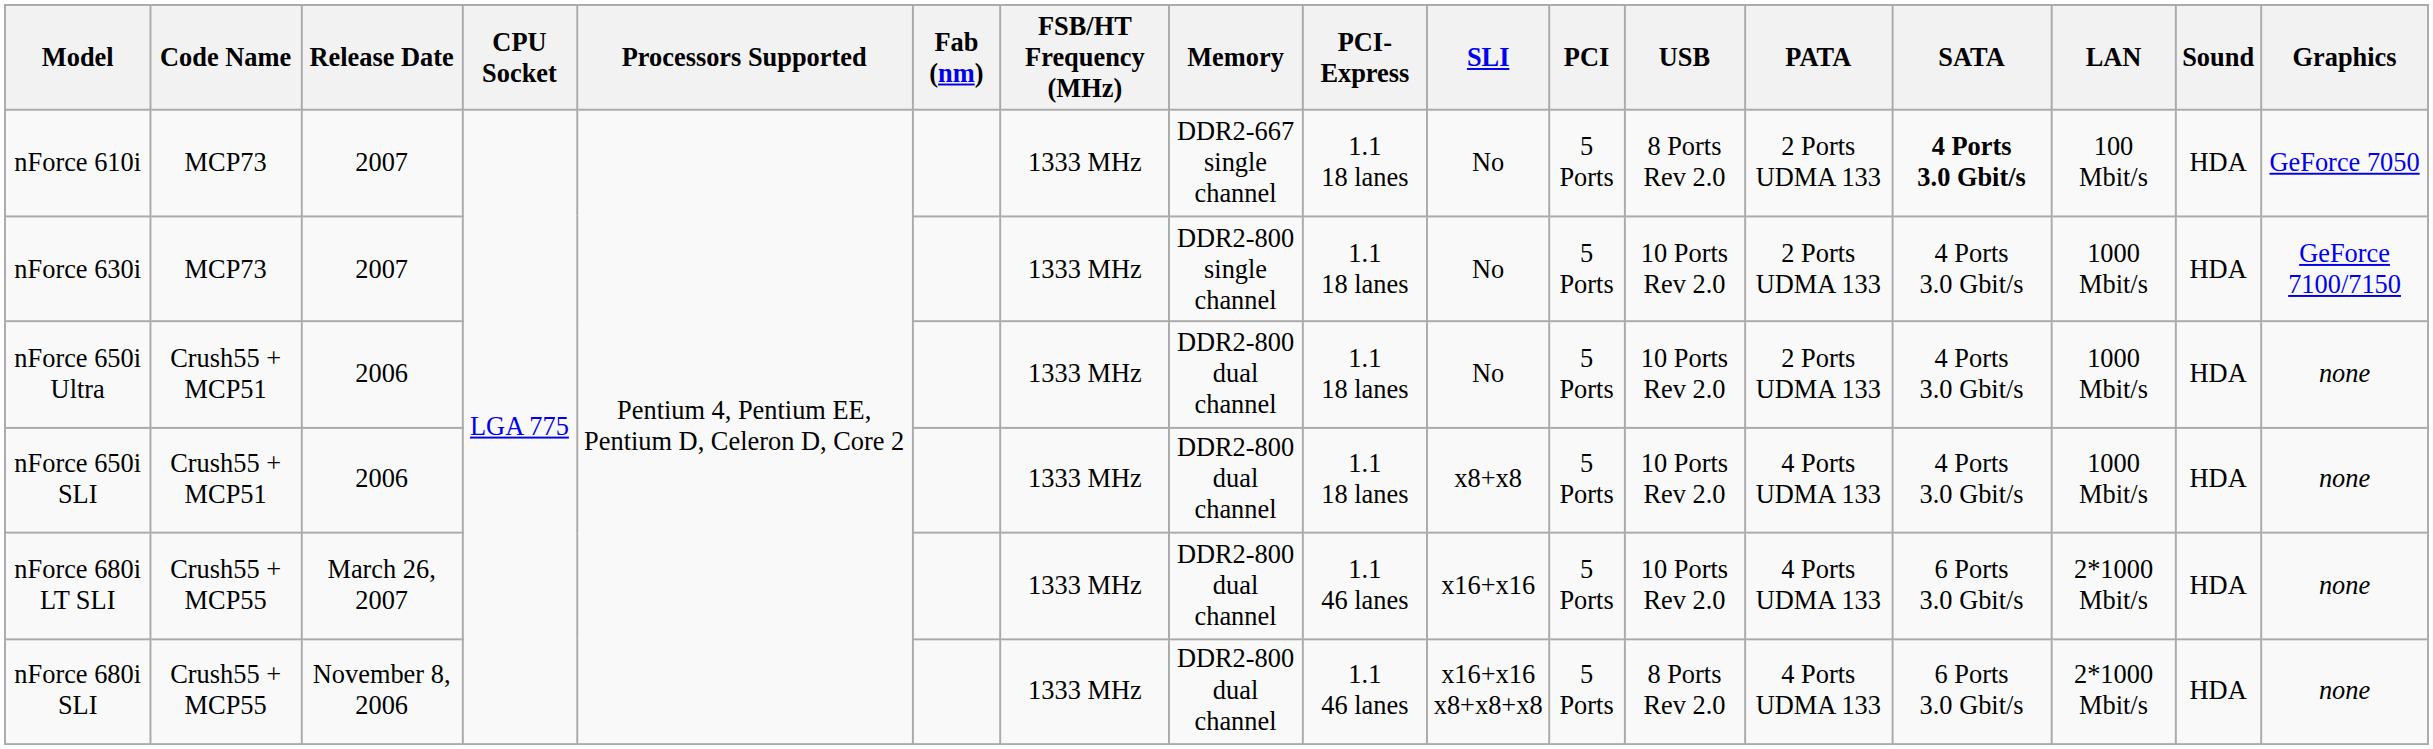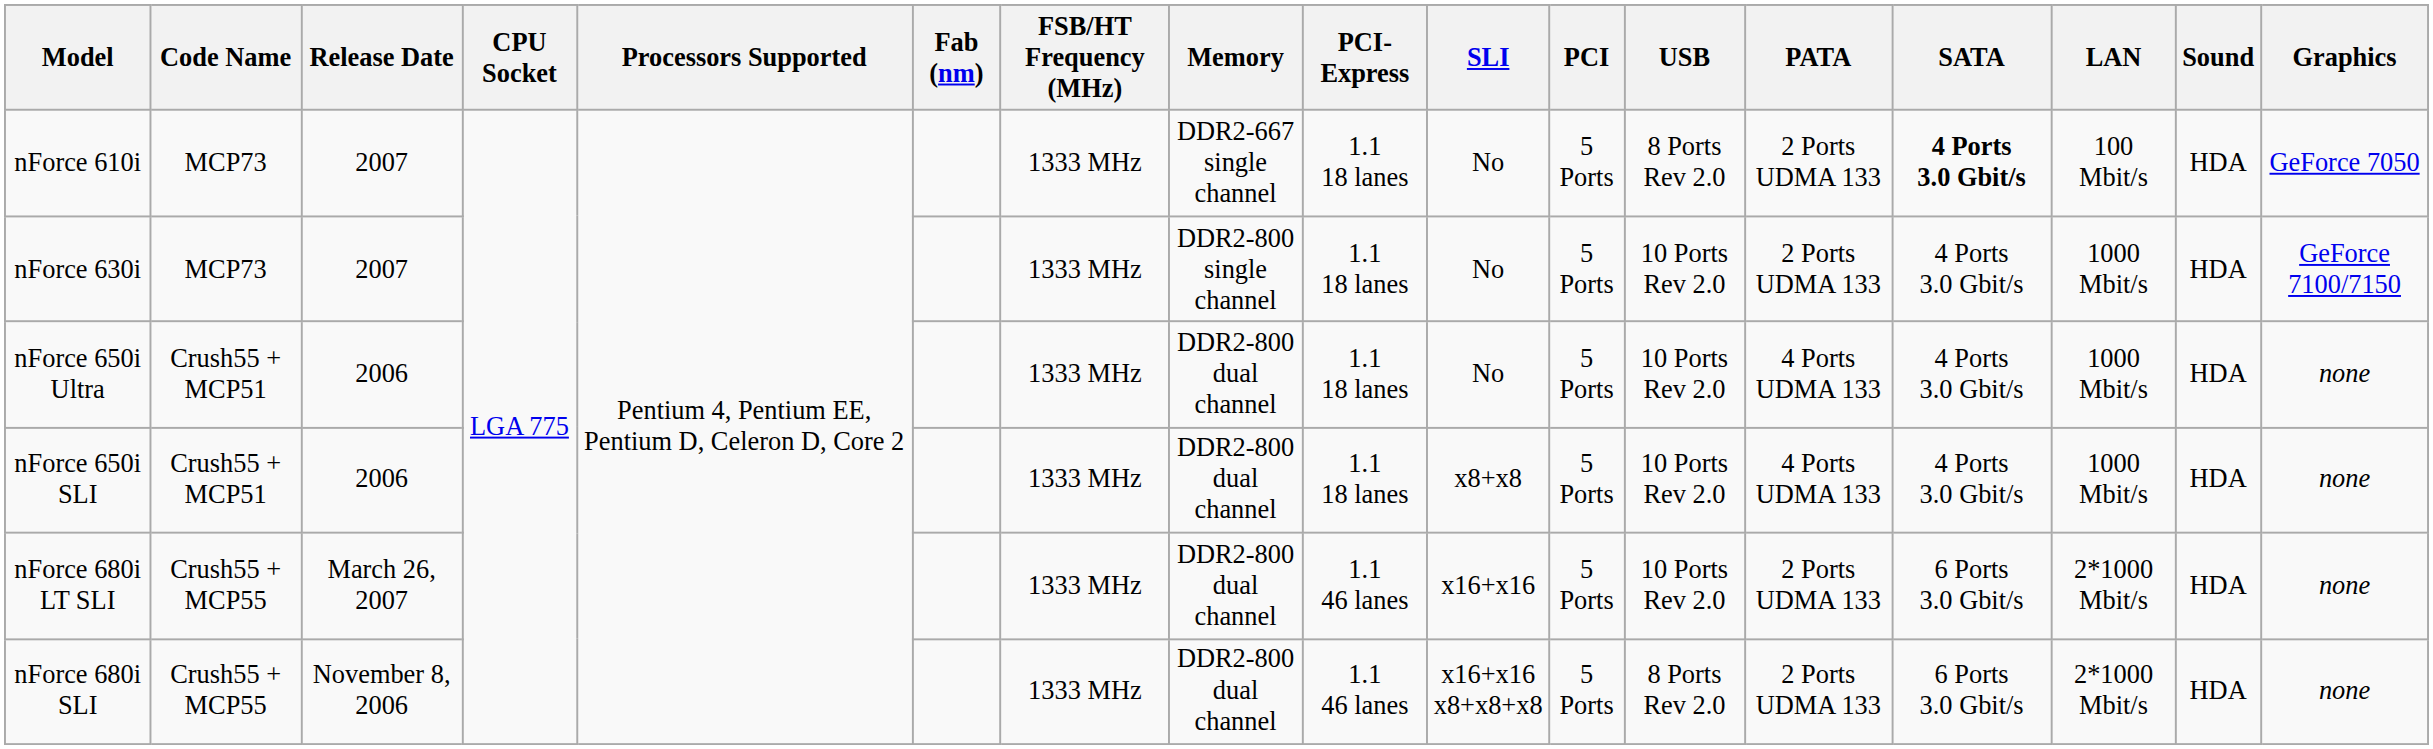(1818, 373) 2 Ports UDMA 133 -> (1818, 373) 4 Ports UDMA 133
(1818, 584) 4 Ports UDMA 133 -> (1818, 584) 2 Ports UDMA 133
(1818, 690) 4 Ports UDMA 133 -> (1818, 690) 2 Ports UDMA 133
